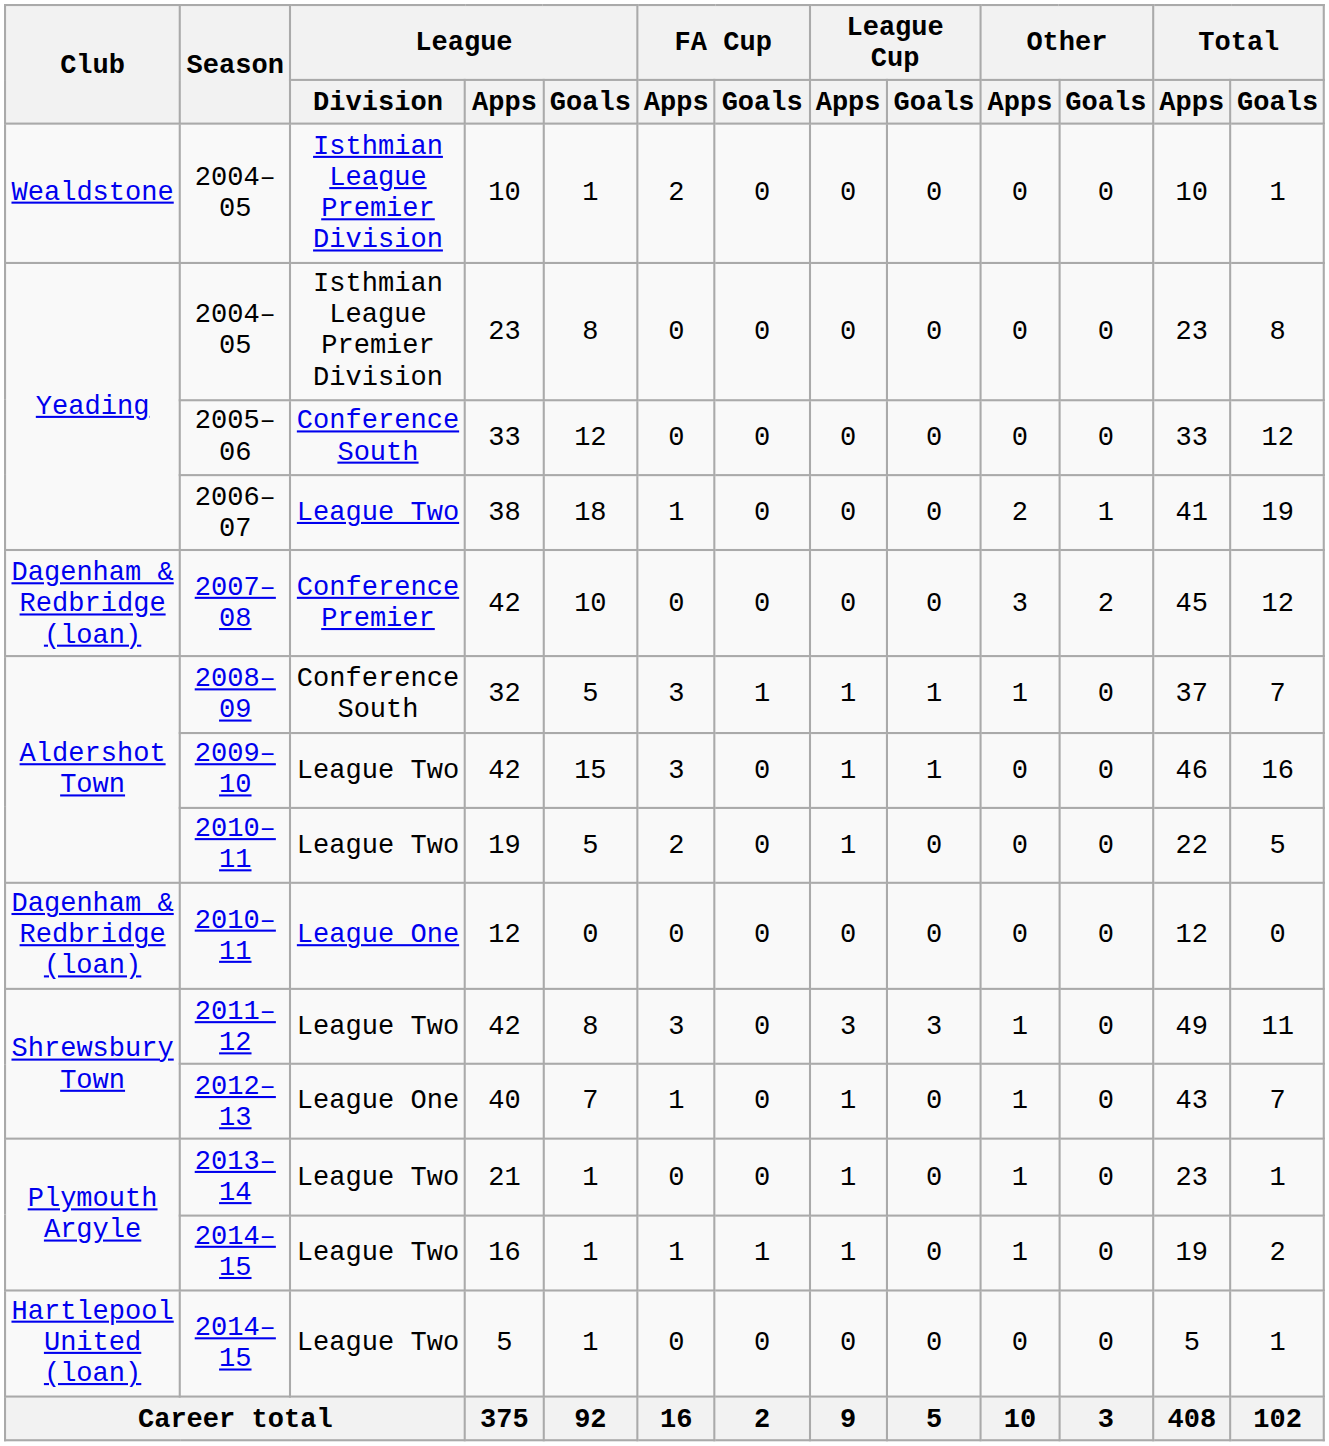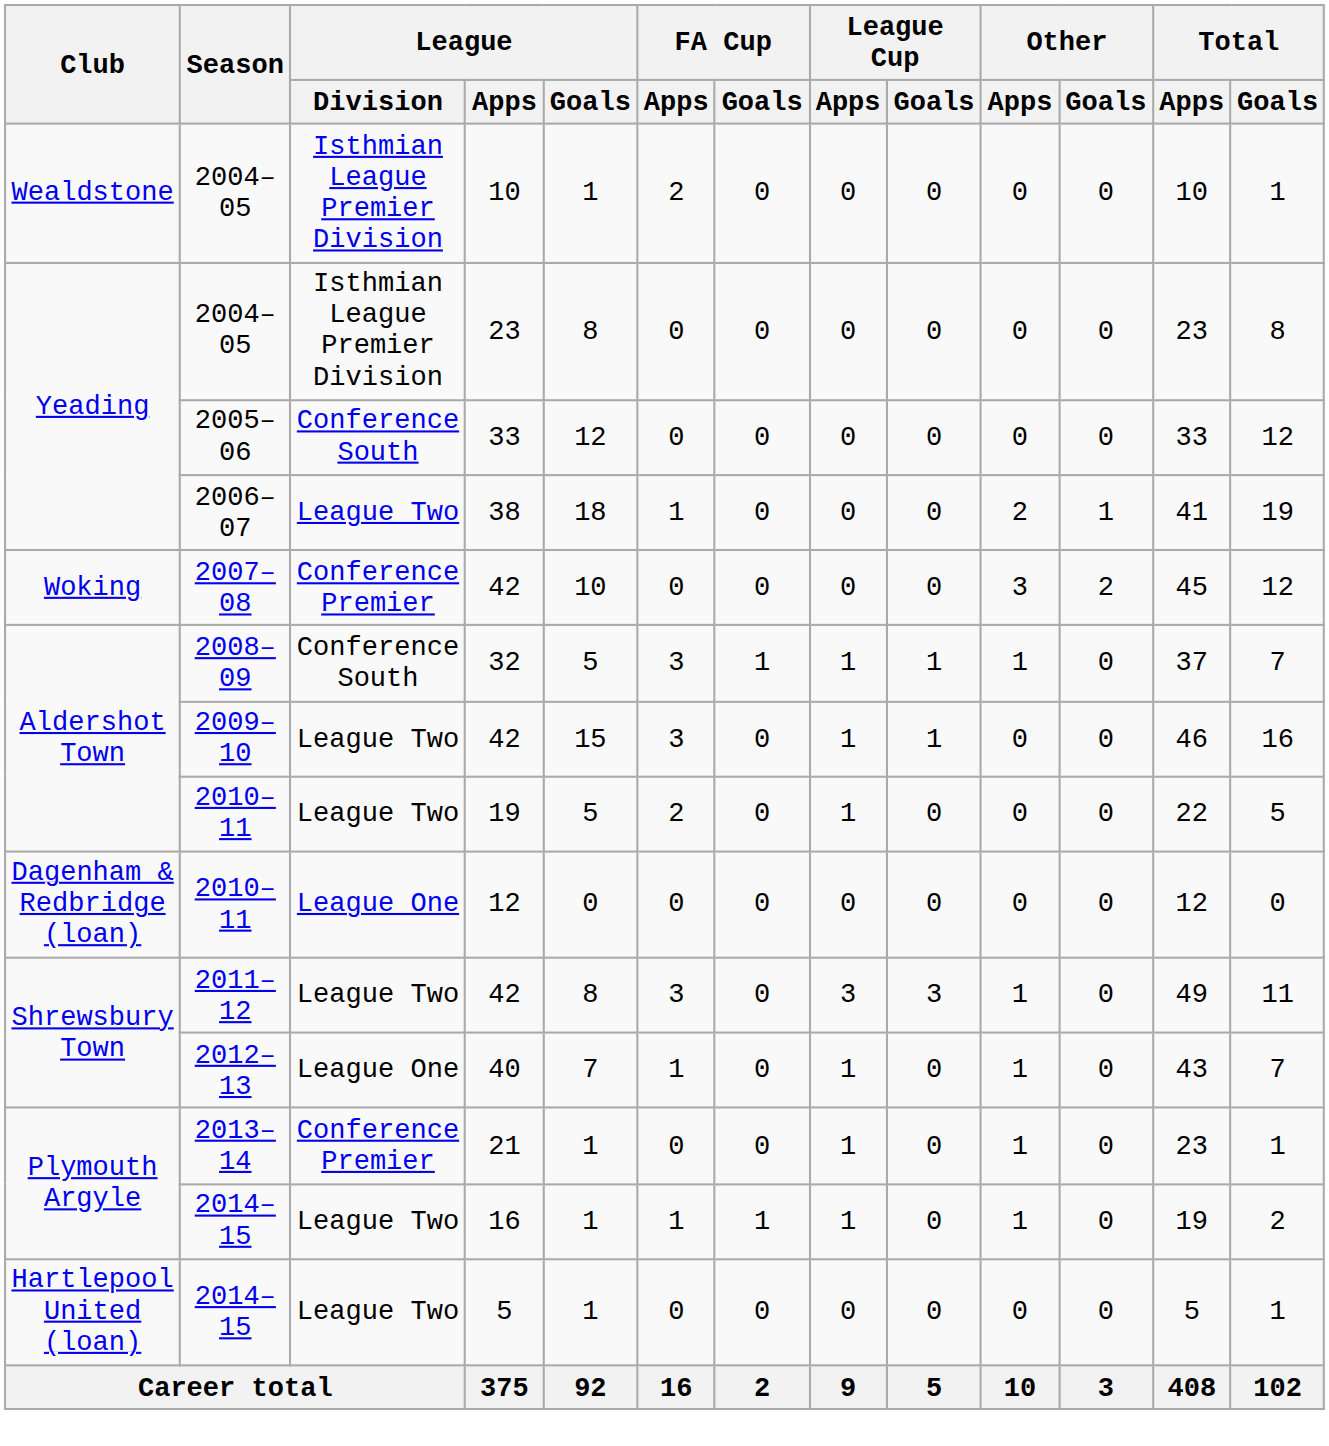(93, 603) Dagenham & Redbridge (loan) -> (93, 588) Woking
(378, 1177) League Two -> (378, 1146) Conference Premier
